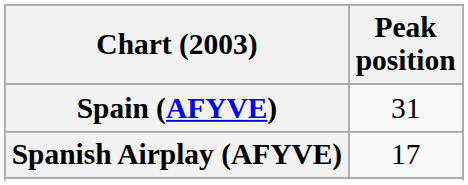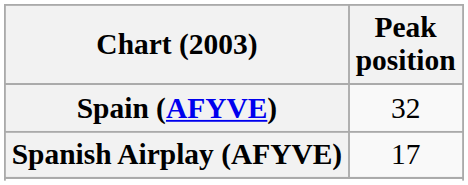(406, 107) 31 -> (406, 107) 32
